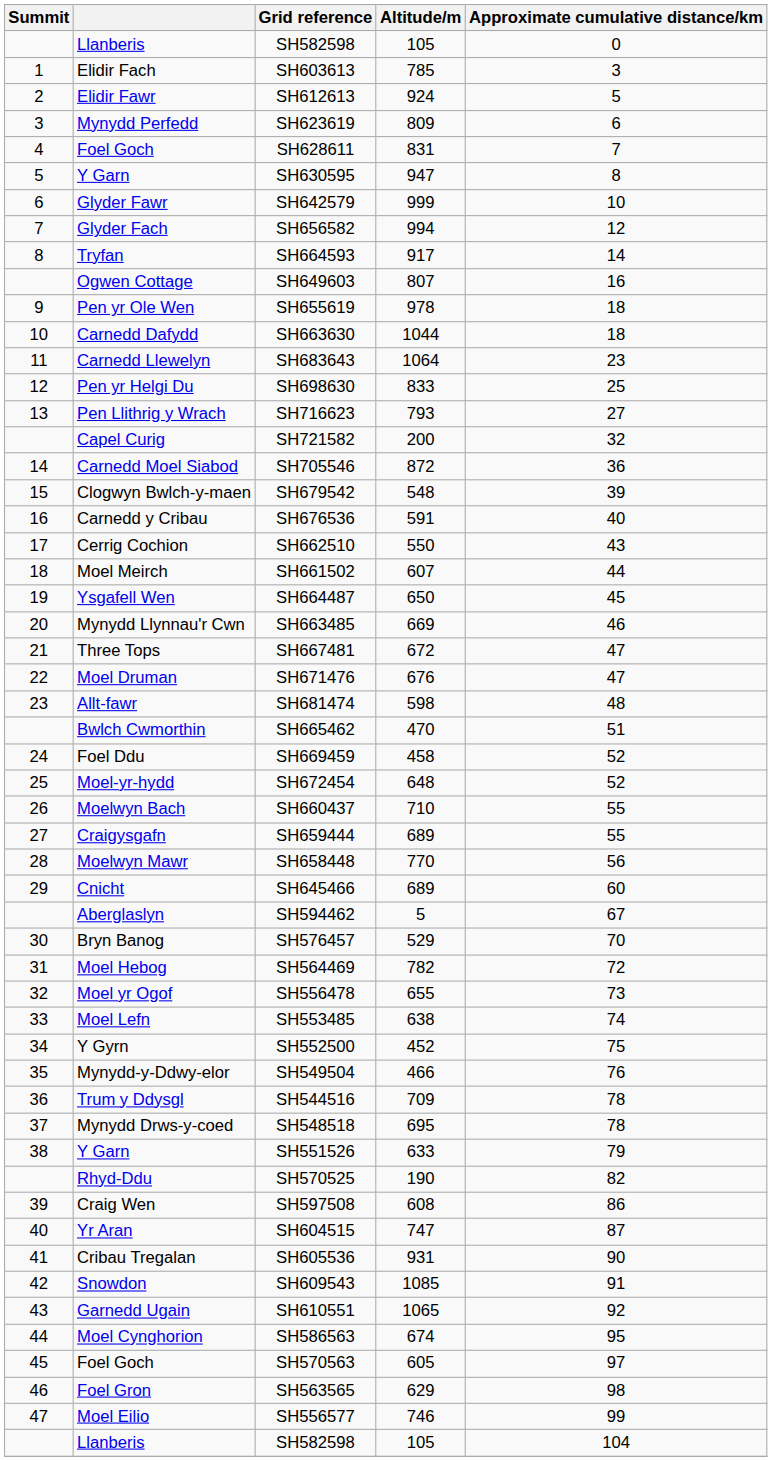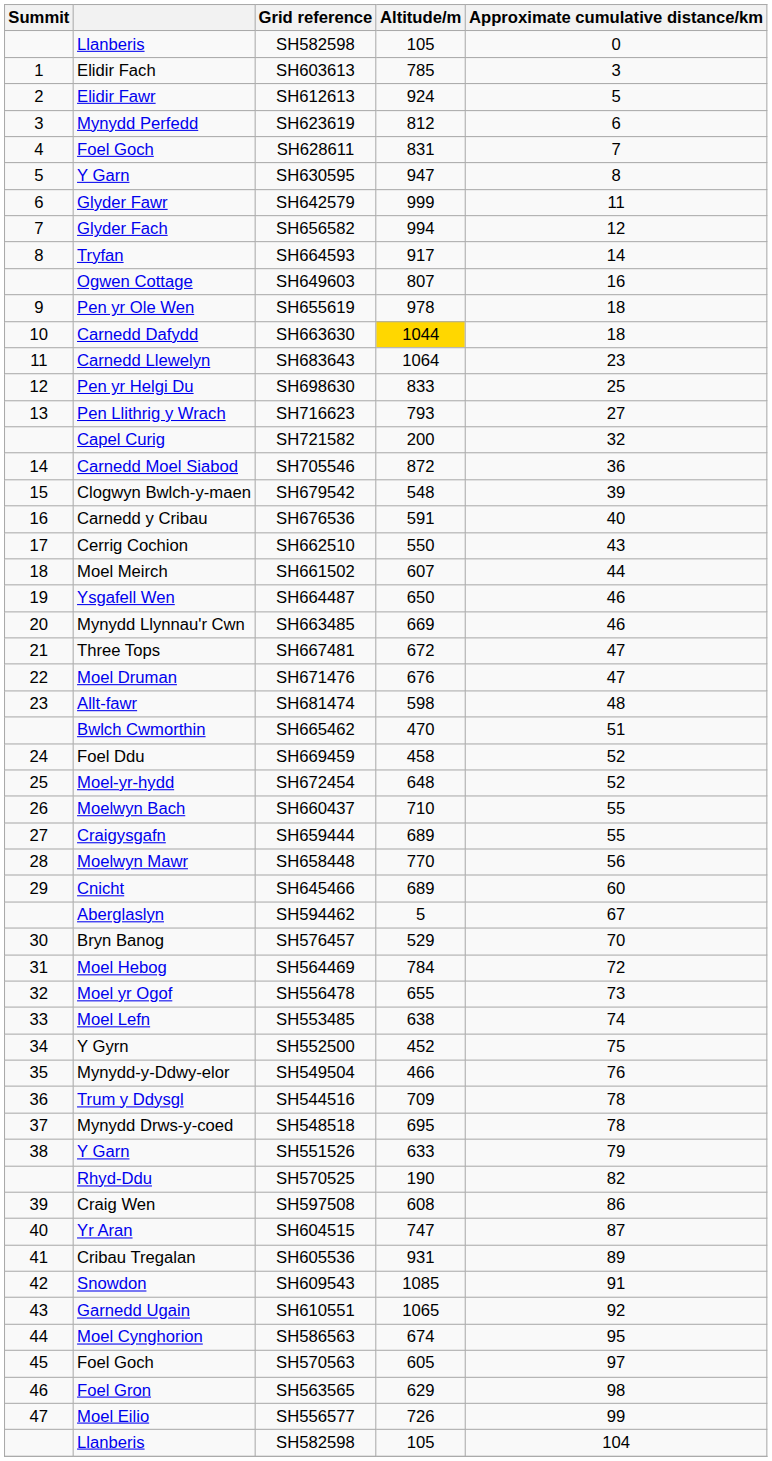(421, 123) 809 -> (421, 123) 812
(616, 202) 10 -> (616, 202) 11
(421, 334) no background -> (421, 334) gold background
(616, 598) 45 -> (616, 598) 46
(421, 967) 782 -> (421, 967) 784
(616, 1258) 90 -> (616, 1258) 89
(421, 1416) 746 -> (421, 1416) 726
